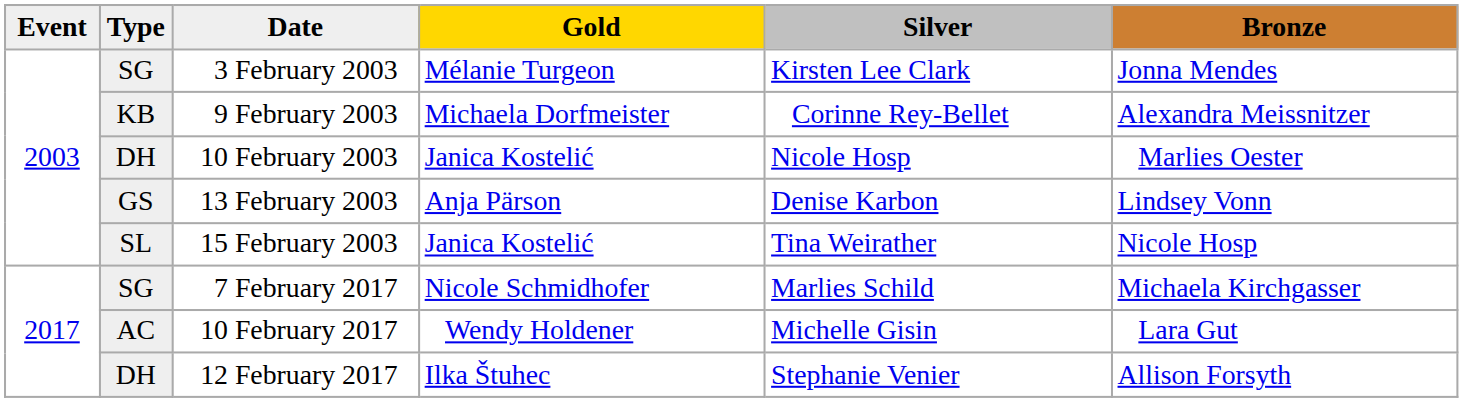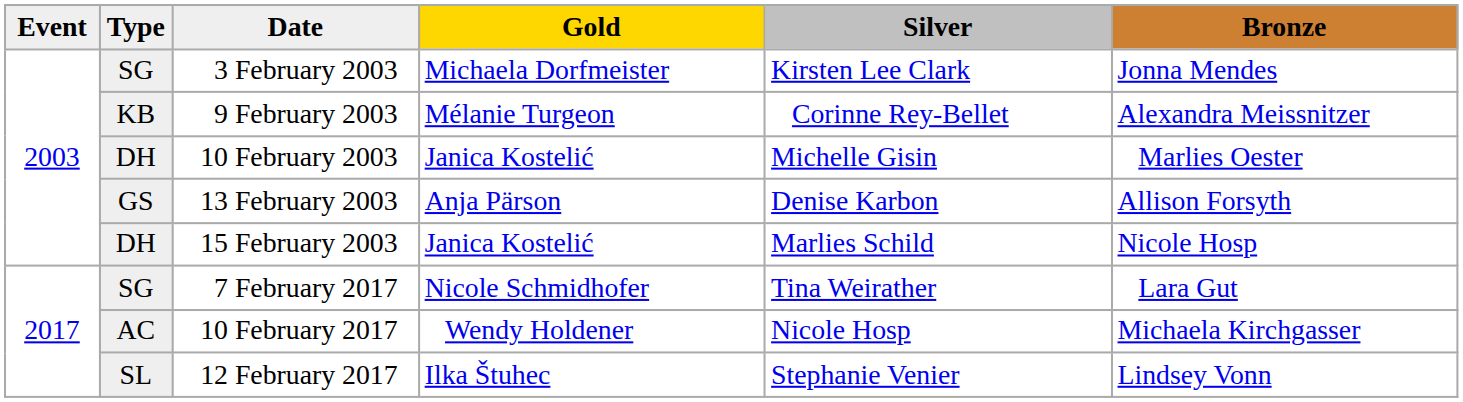(520, 70) Mélanie Turgeon -> (547, 70) Michaela Dorfmeister
(547, 113) Michaela Dorfmeister -> (520, 113) Mélanie Turgeon
(841, 157) Nicole Hosp -> (854, 157) Michelle Gisin
(1195, 200) Lindsey Vonn -> (1204, 200) Allison Forsyth
(136, 244) SL -> (136, 244) DH
(854, 244) Tina Weirather -> (852, 244) Marlies Schild
(852, 287) Marlies Schild -> (854, 287) Tina Weirather
(1239, 287) Michaela Kirchgasser -> (1178, 287) Lara Gut
(854, 330) Michelle Gisin -> (841, 330) Nicole Hosp
(1178, 330) Lara Gut -> (1239, 330) Michaela Kirchgasser
(136, 374) DH -> (136, 374) SL
(1204, 374) Allison Forsyth -> (1195, 374) Lindsey Vonn
